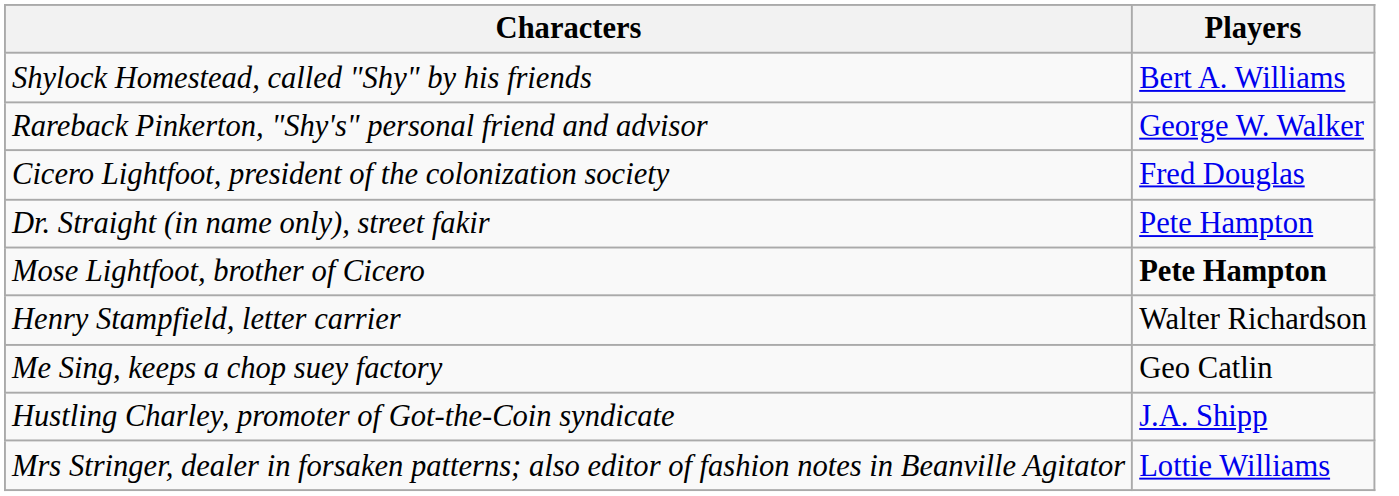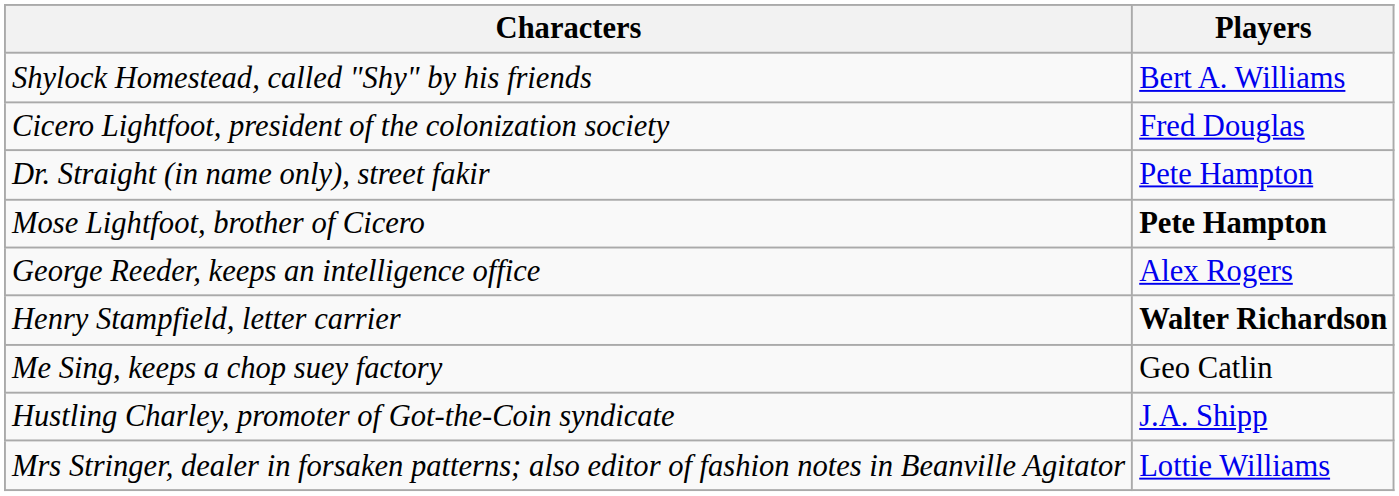- row: (360, 125)
+ row: (276, 271)
(1253, 319) normal -> (1263, 319) bold
